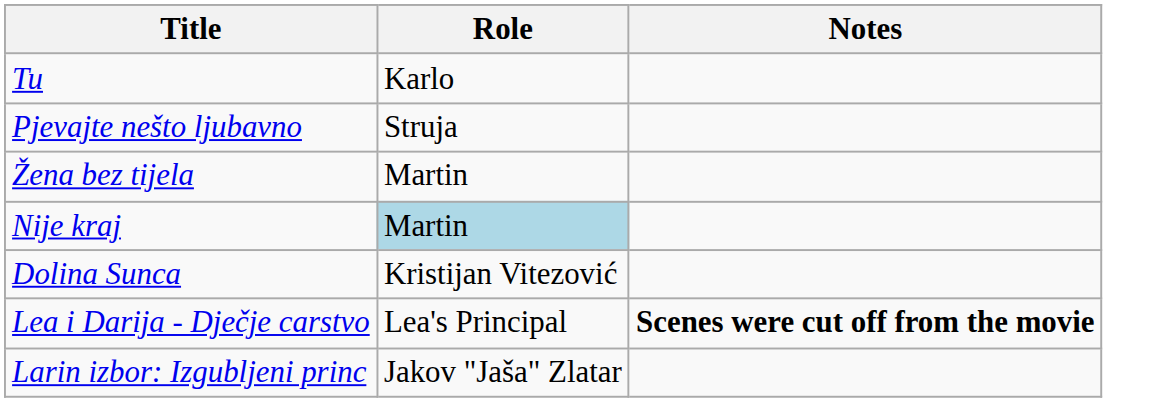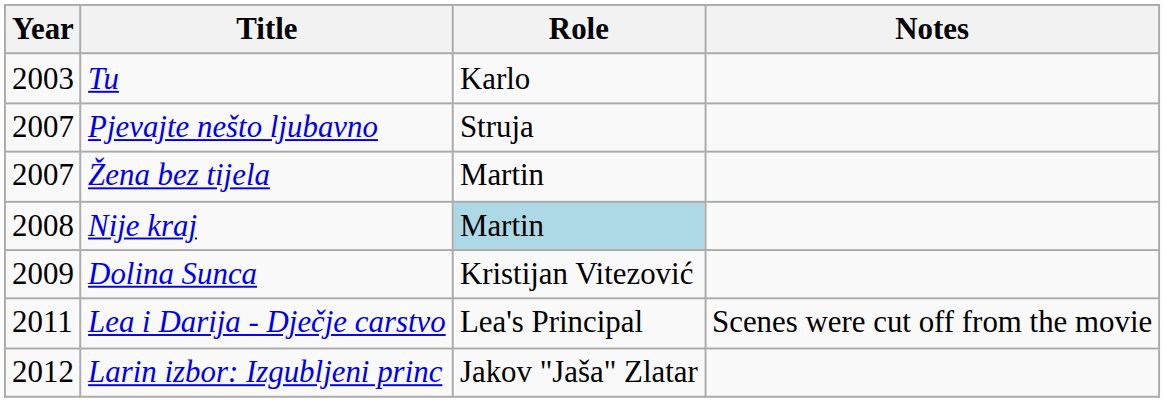+ column: (43, 28)
(865, 322) bold -> (932, 322) normal
